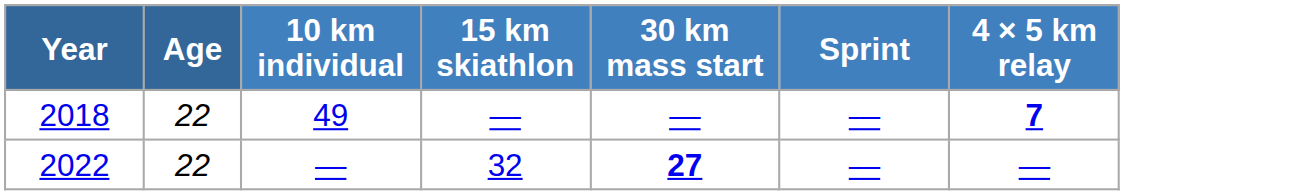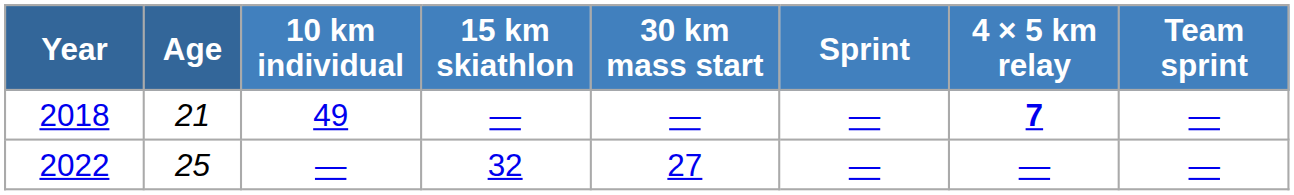+ column: (1204, 48)
(193, 115) 22 -> (193, 115) 21
(193, 165) 22 -> (193, 165) 25
(685, 165) bold -> (685, 165) normal
